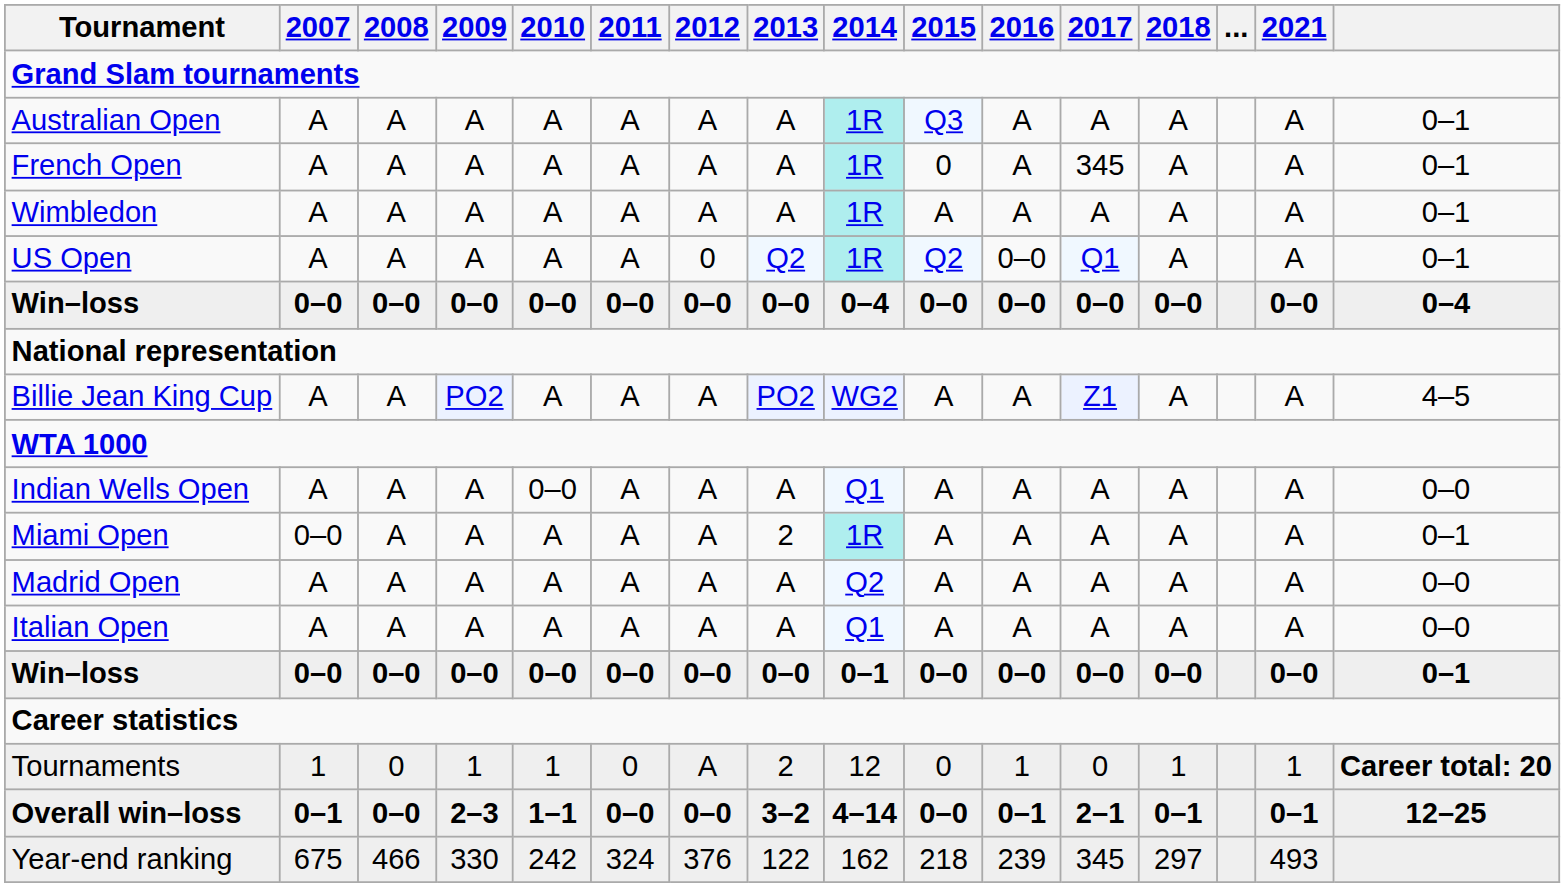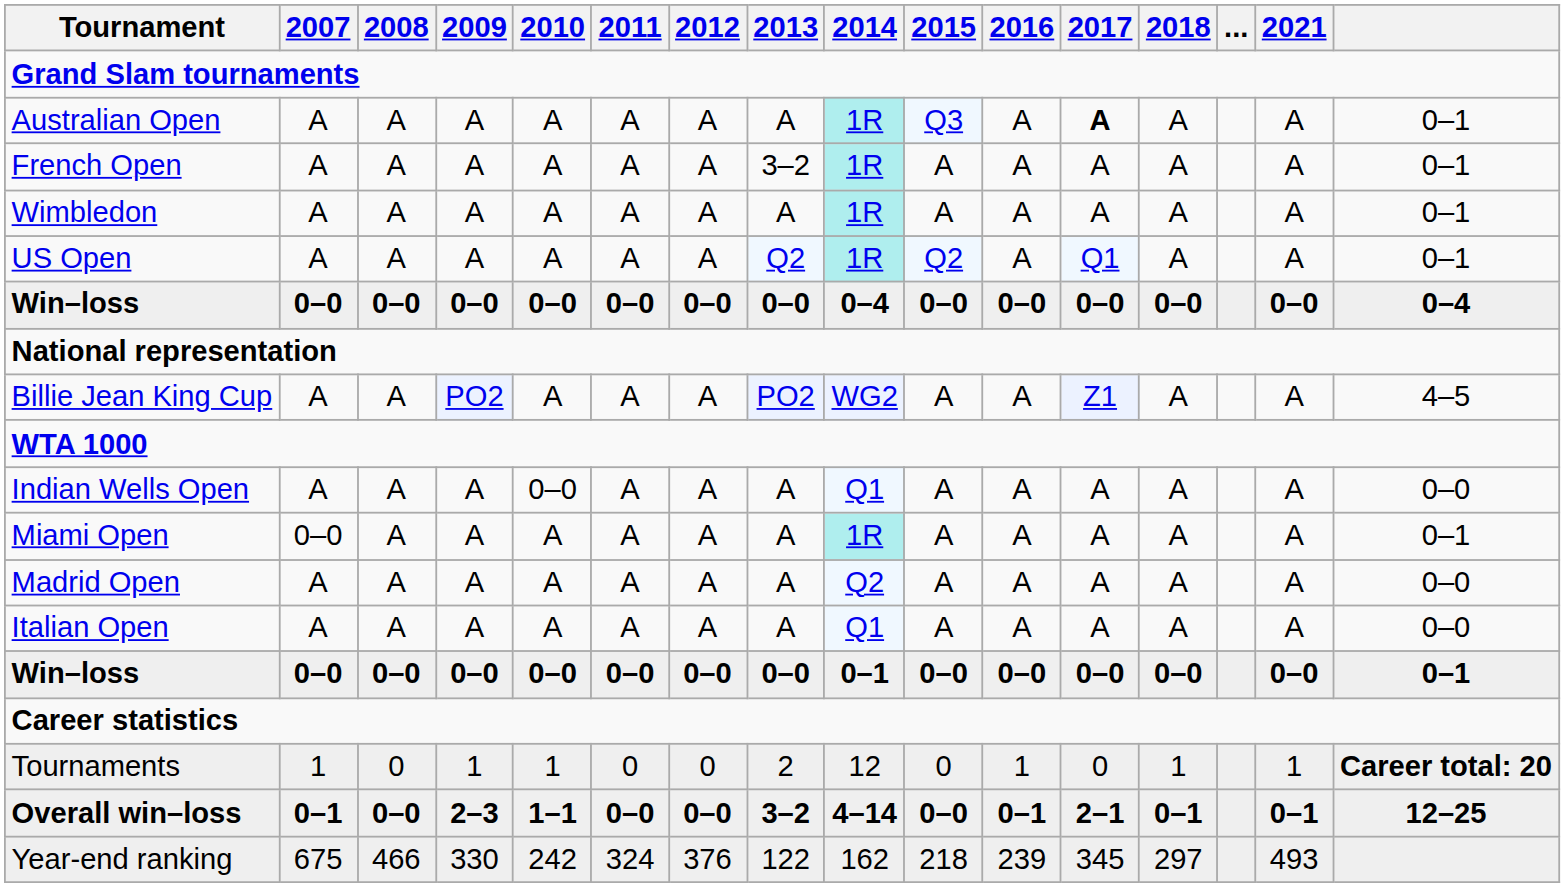(1100, 119) normal -> (1100, 119) bold
(786, 166) A -> (786, 166) 3–2
(944, 166) 0 -> (944, 166) A
(1100, 166) 345 -> (1100, 166) A
(707, 258) 0 -> (707, 258) A
(1022, 258) 0–0 -> (1022, 258) A
(786, 535) 2 -> (786, 535) A
(707, 766) A -> (707, 766) 0
